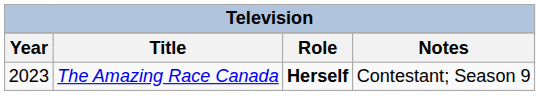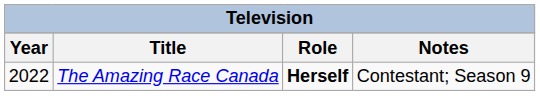(29, 76) 2023 -> (29, 76) 2022
